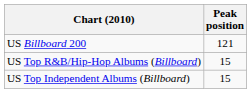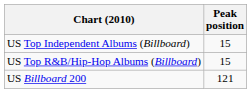rows swapped: (47, 43) <-> (98, 79)
